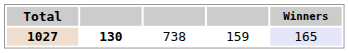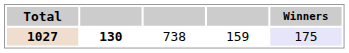(306, 36) 165 -> (306, 36) 175
